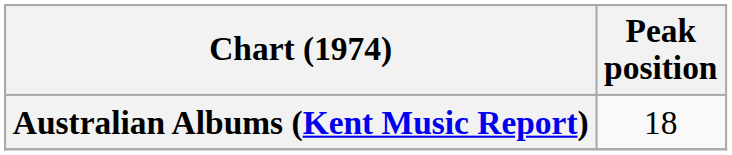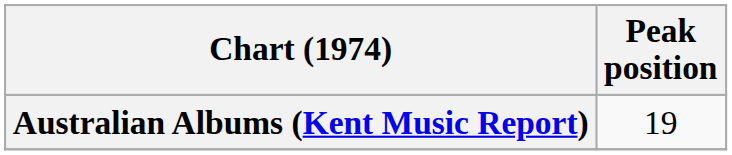(661, 121) 18 -> (661, 121) 19
